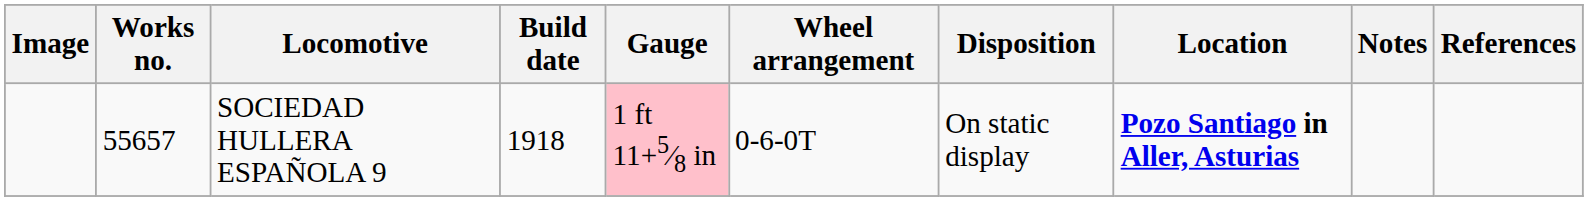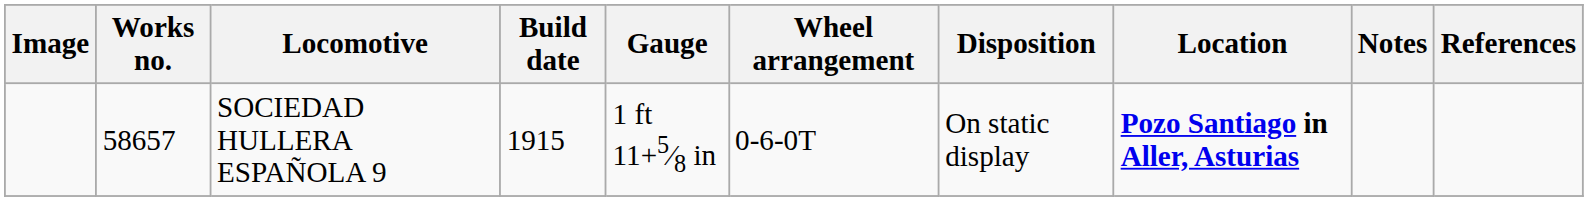(139, 139) 55657 -> (139, 139) 58657
(536, 139) 1918 -> (536, 139) 1915
(664, 139) pink background -> (664, 139) no background
